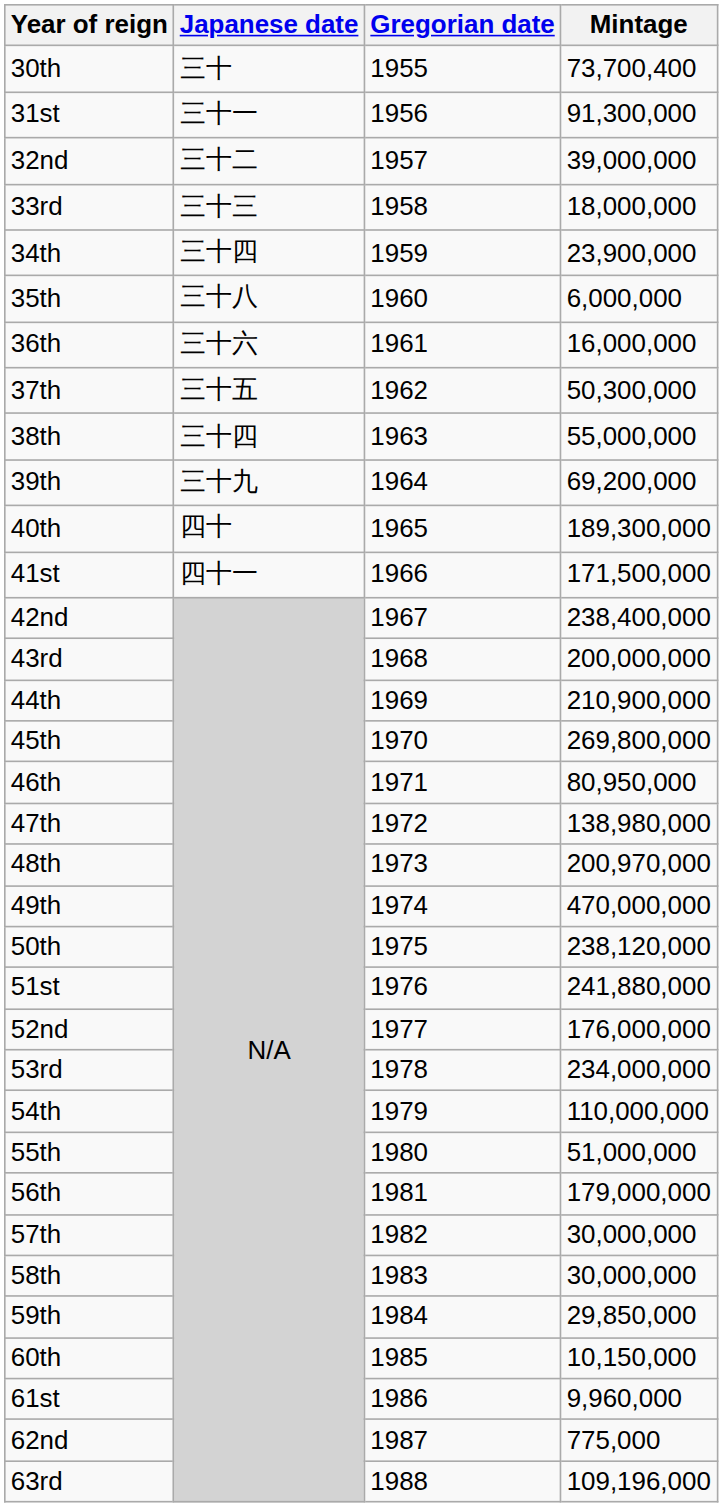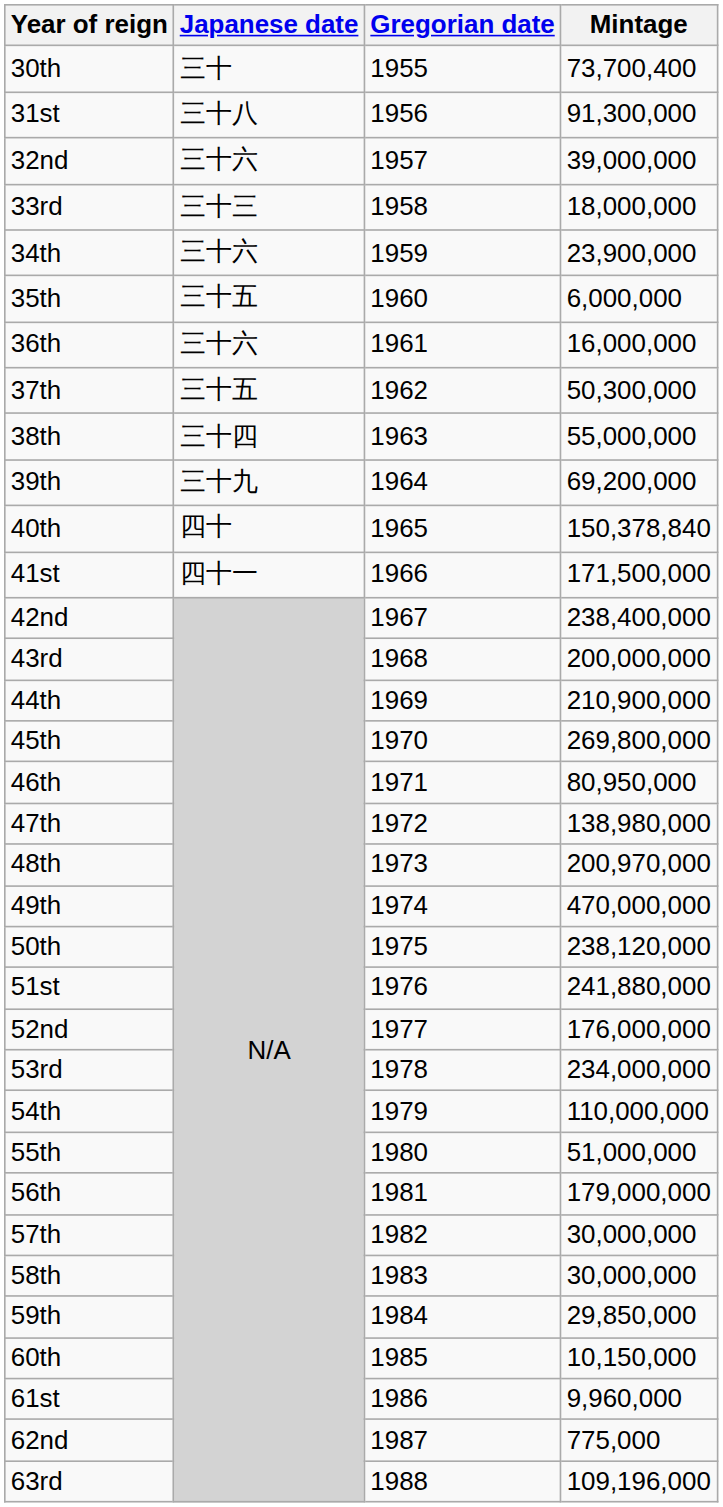(219, 113) 三十一 -> (219, 113) 三十八
(219, 159) 三十二 -> (219, 159) 三十六
(219, 251) 三十四 -> (219, 251) 三十六
(219, 297) 三十八 -> (219, 297) 三十五
(639, 528) 189,300,000 -> (639, 528) 150,378,840
